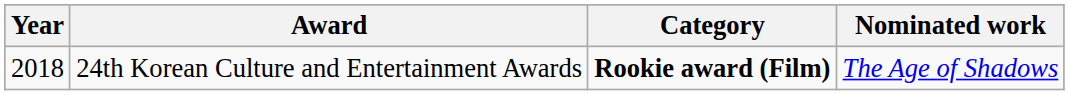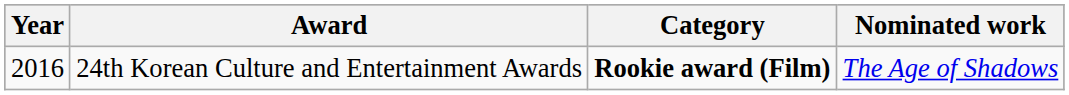(38, 67) 2018 -> (38, 67) 2016
